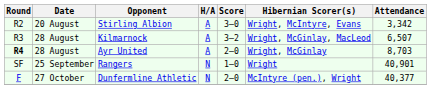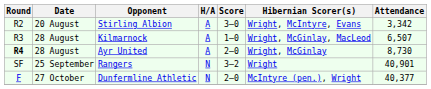(231, 38) 3–2 -> (231, 38) 1–0
(400, 51) 8,703 -> (400, 51) 8,730
(231, 64) 1–0 -> (231, 64) 3–2
